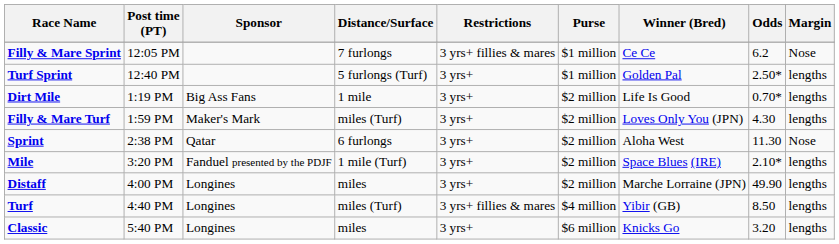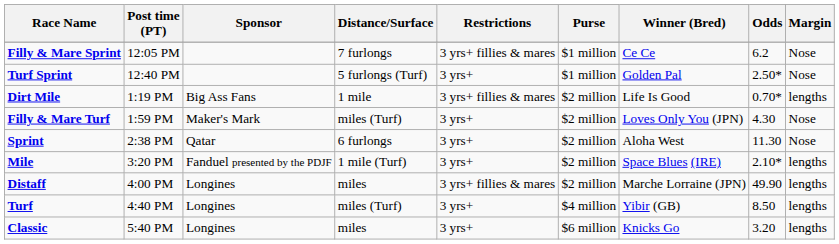(808, 75) lengths -> (802, 75) Nose
(456, 97) 3 yrs+ -> (497, 97) 3 yrs+ fillies & mares
(808, 118) lengths -> (802, 118) Nose
(456, 184) 3 yrs+ -> (497, 184) 3 yrs+ fillies & mares
(497, 206) 3 yrs+ fillies & mares -> (456, 206) 3 yrs+
